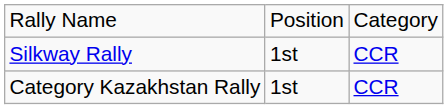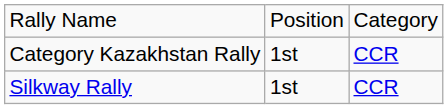rows swapped: (71, 53) <-> (135, 86)
